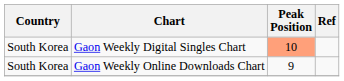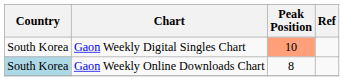(38, 66) no background -> (38, 66) lightblue background
(291, 66) 9 -> (291, 66) 8
